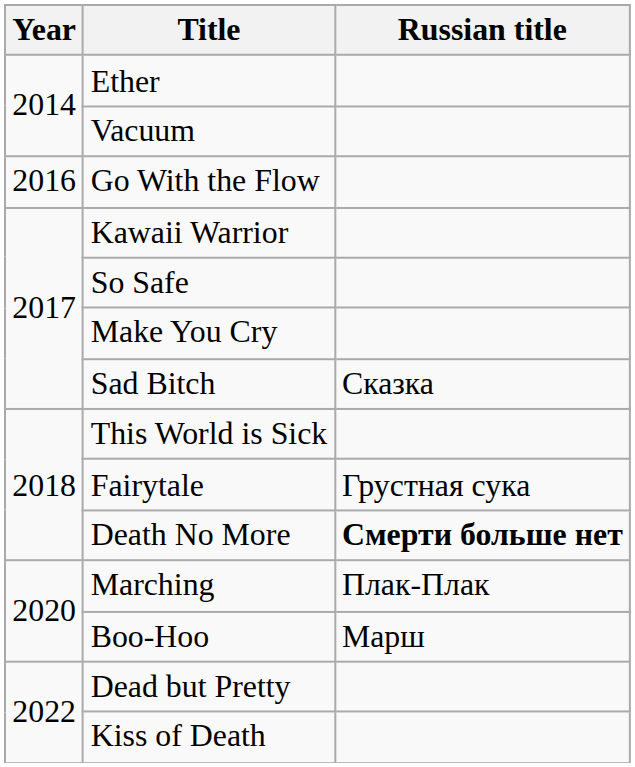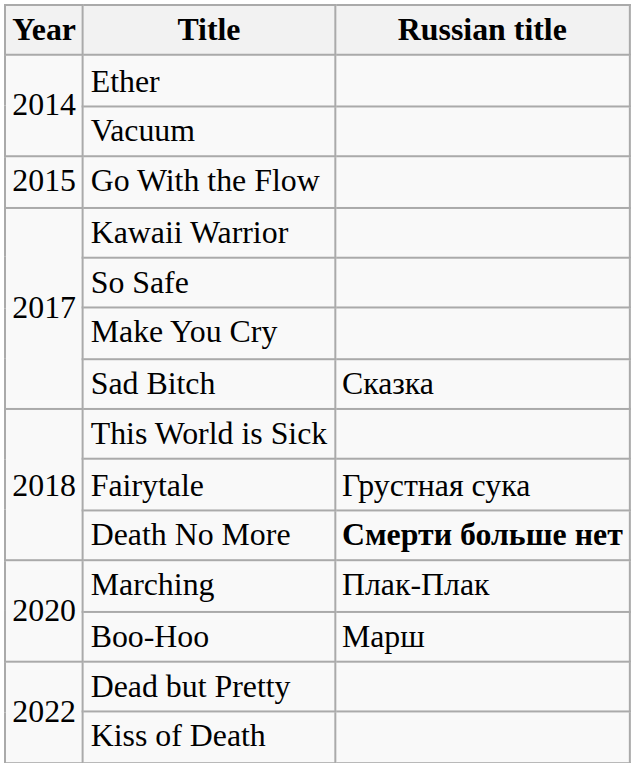(44, 181) 2016 -> (44, 181) 2015
